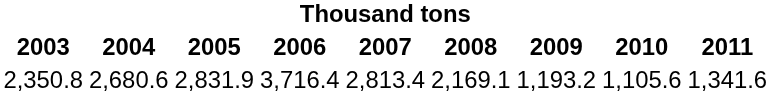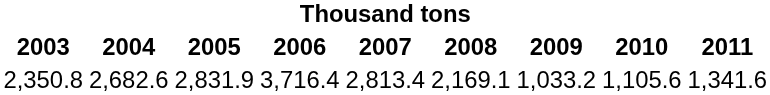(129, 80) 2,680.6 -> (129, 80) 2,682.6
(556, 80) 1,193.2 -> (556, 80) 1,033.2
